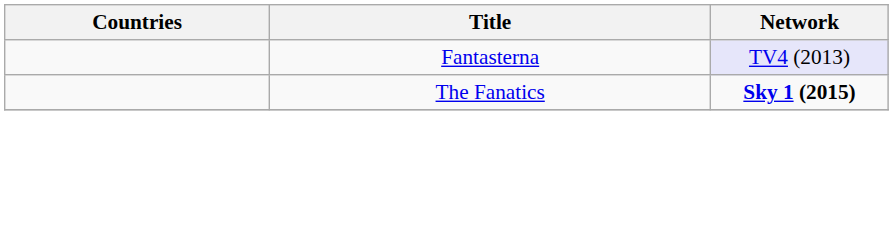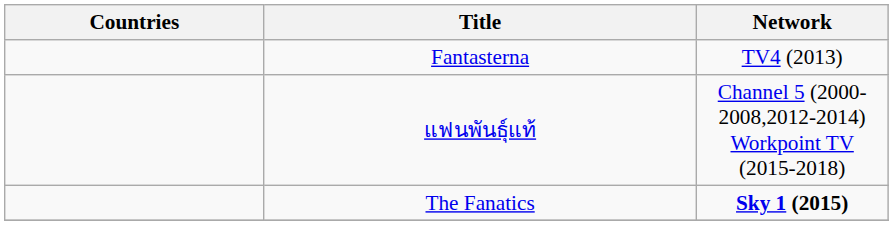(799, 57) lavender background -> (792, 57) no background
+ row: (480, 130)
